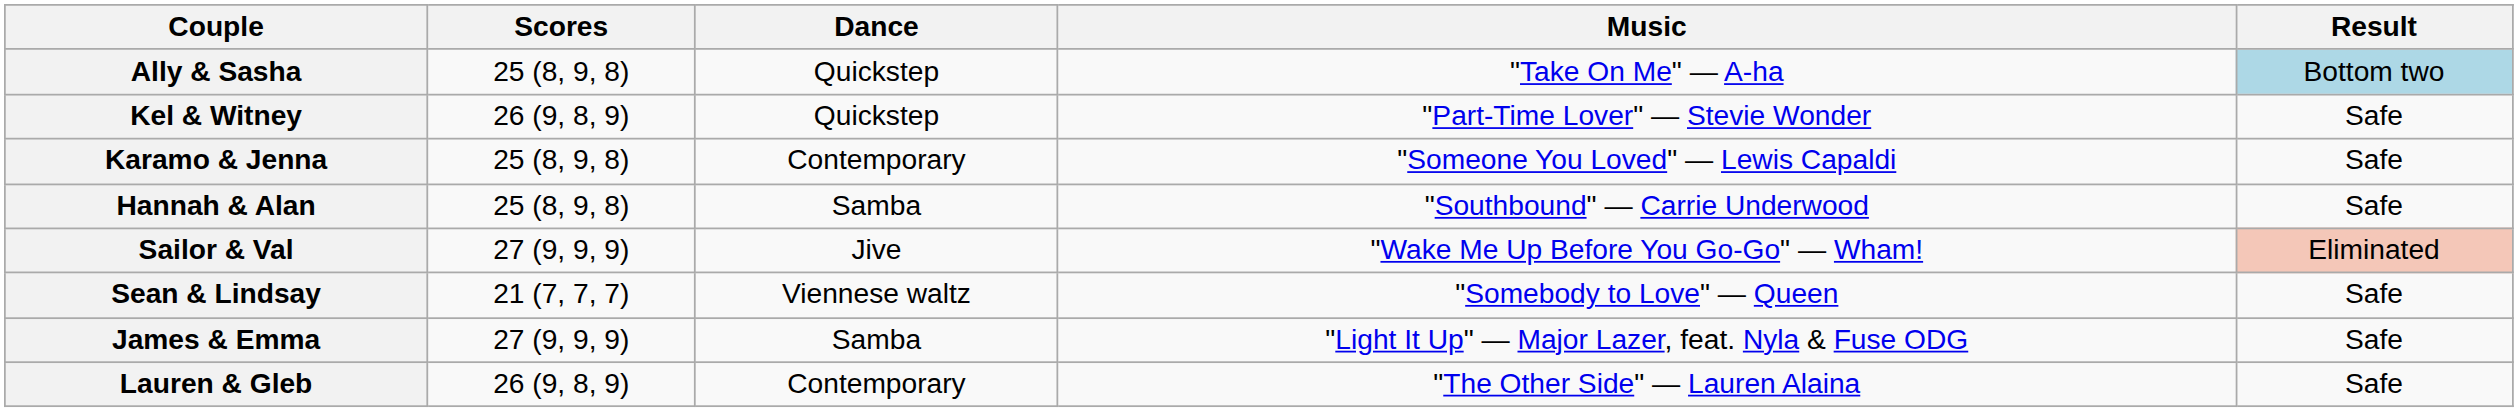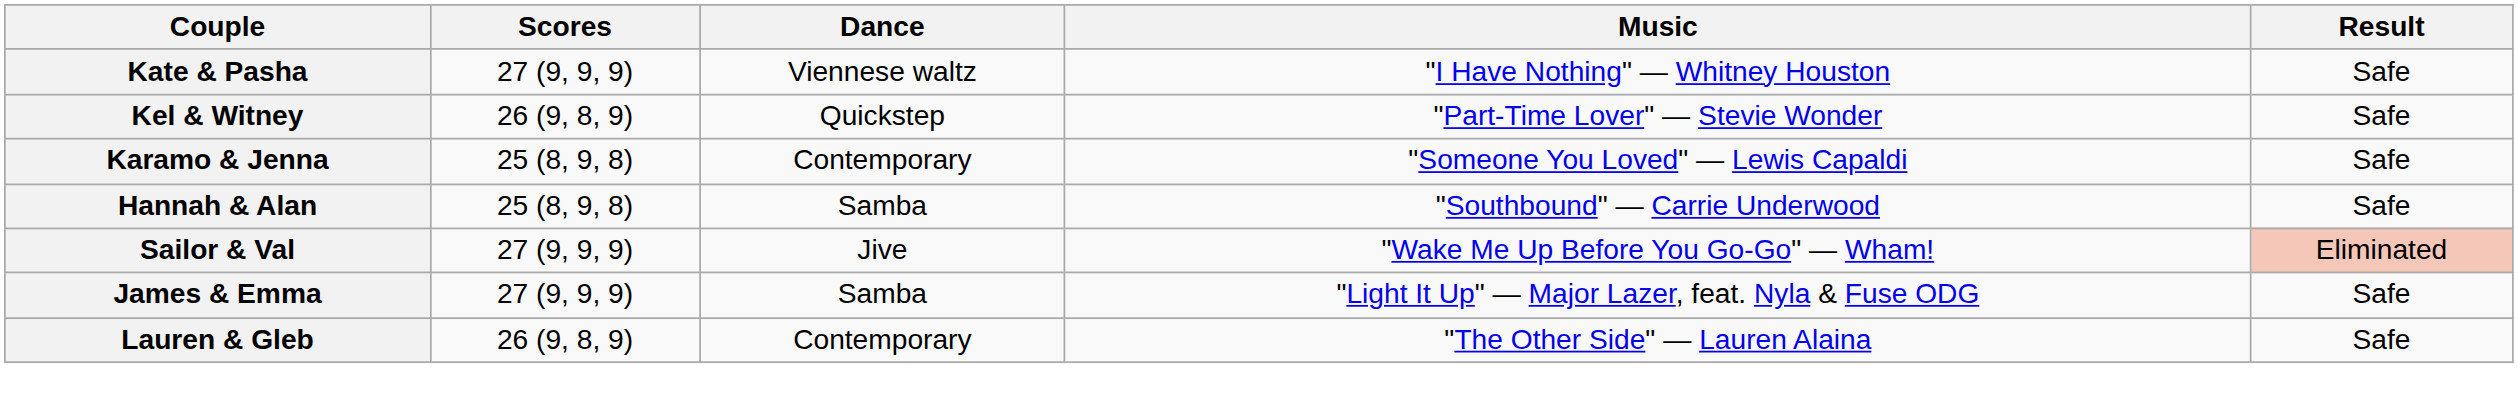- row: (216, 71)
+ row: (218, 71)
- row: (216, 294)
